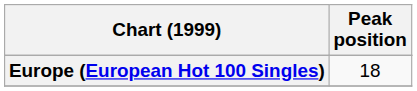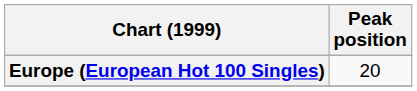(370, 70) 18 -> (370, 70) 20
